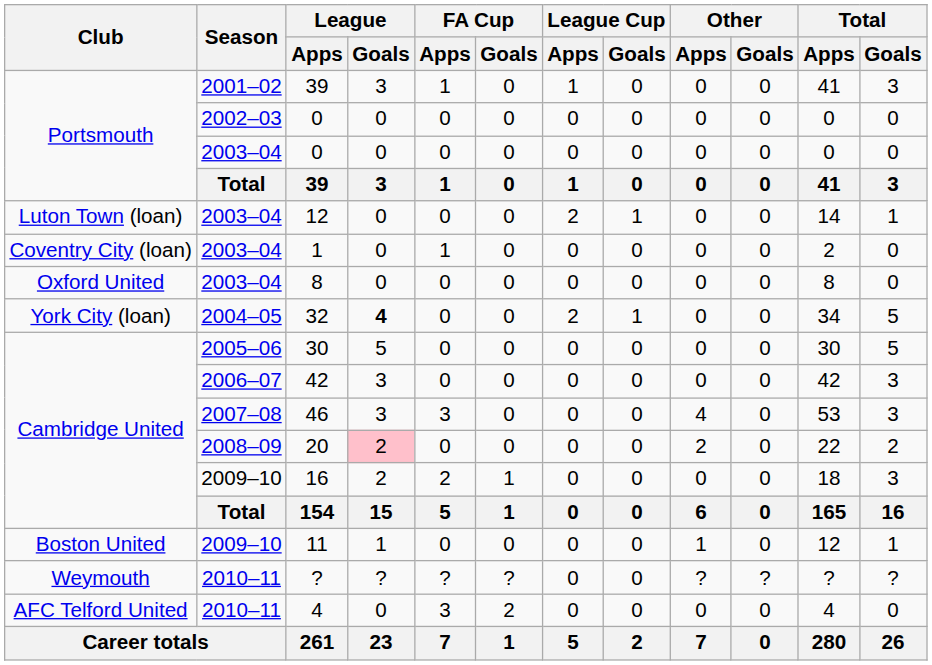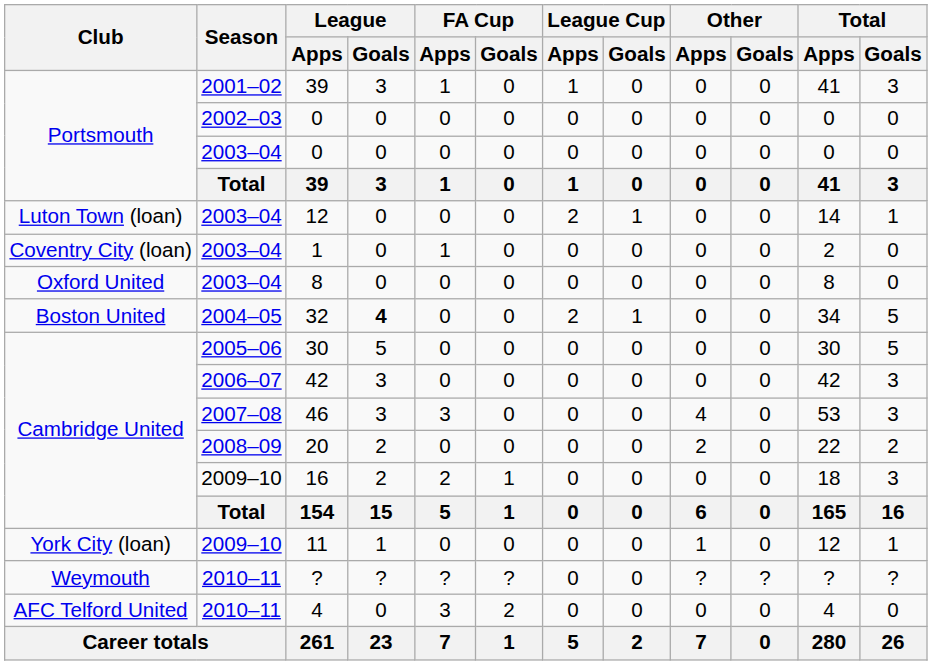(101, 315) York City (loan) -> (101, 315) Boston United
(381, 446) pink background -> (381, 446) no background
(101, 544) Boston United -> (101, 544) York City (loan)
